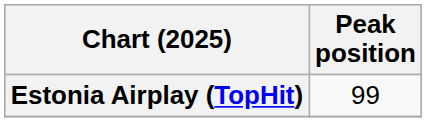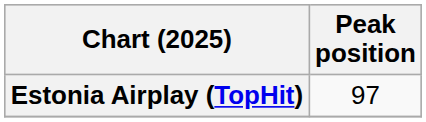(365, 95) 99 -> (365, 95) 97
